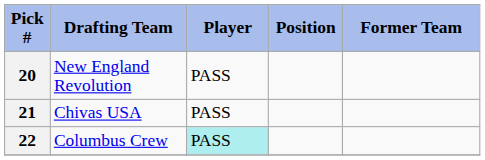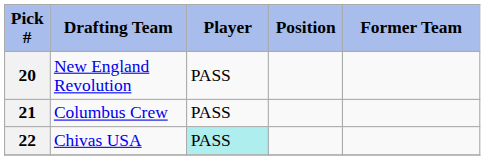(98, 112) Chivas USA -> (111, 112) Columbus Crew
(111, 140) Columbus Crew -> (98, 140) Chivas USA
